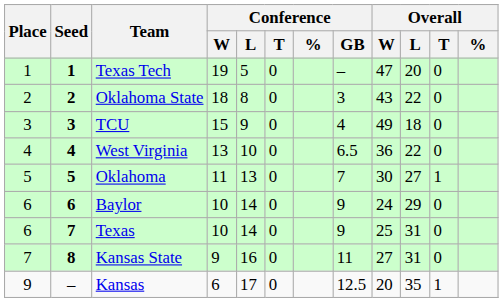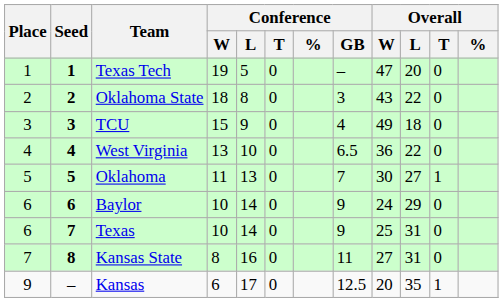(215, 257) 9 -> (215, 257) 8
